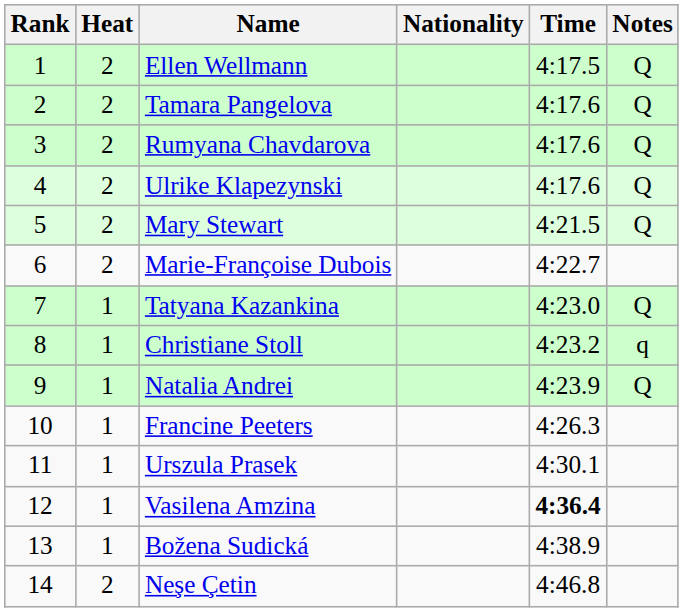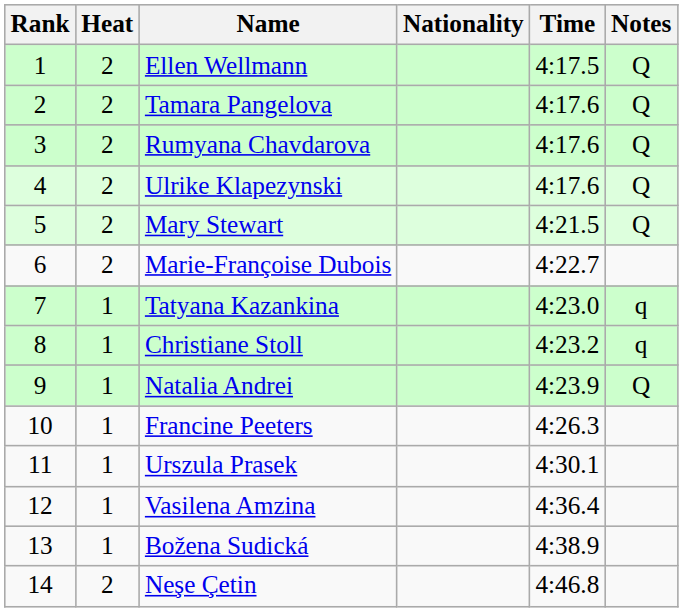(643, 305) Q -> (641, 305) q
(568, 505) bold -> (567, 505) normal
